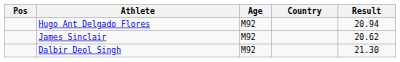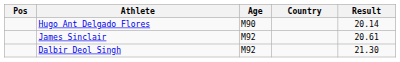(248, 24) M92 -> (248, 24) M90
(367, 24) 20.94 -> (367, 24) 20.14
(367, 37) 20.62 -> (367, 37) 20.61
